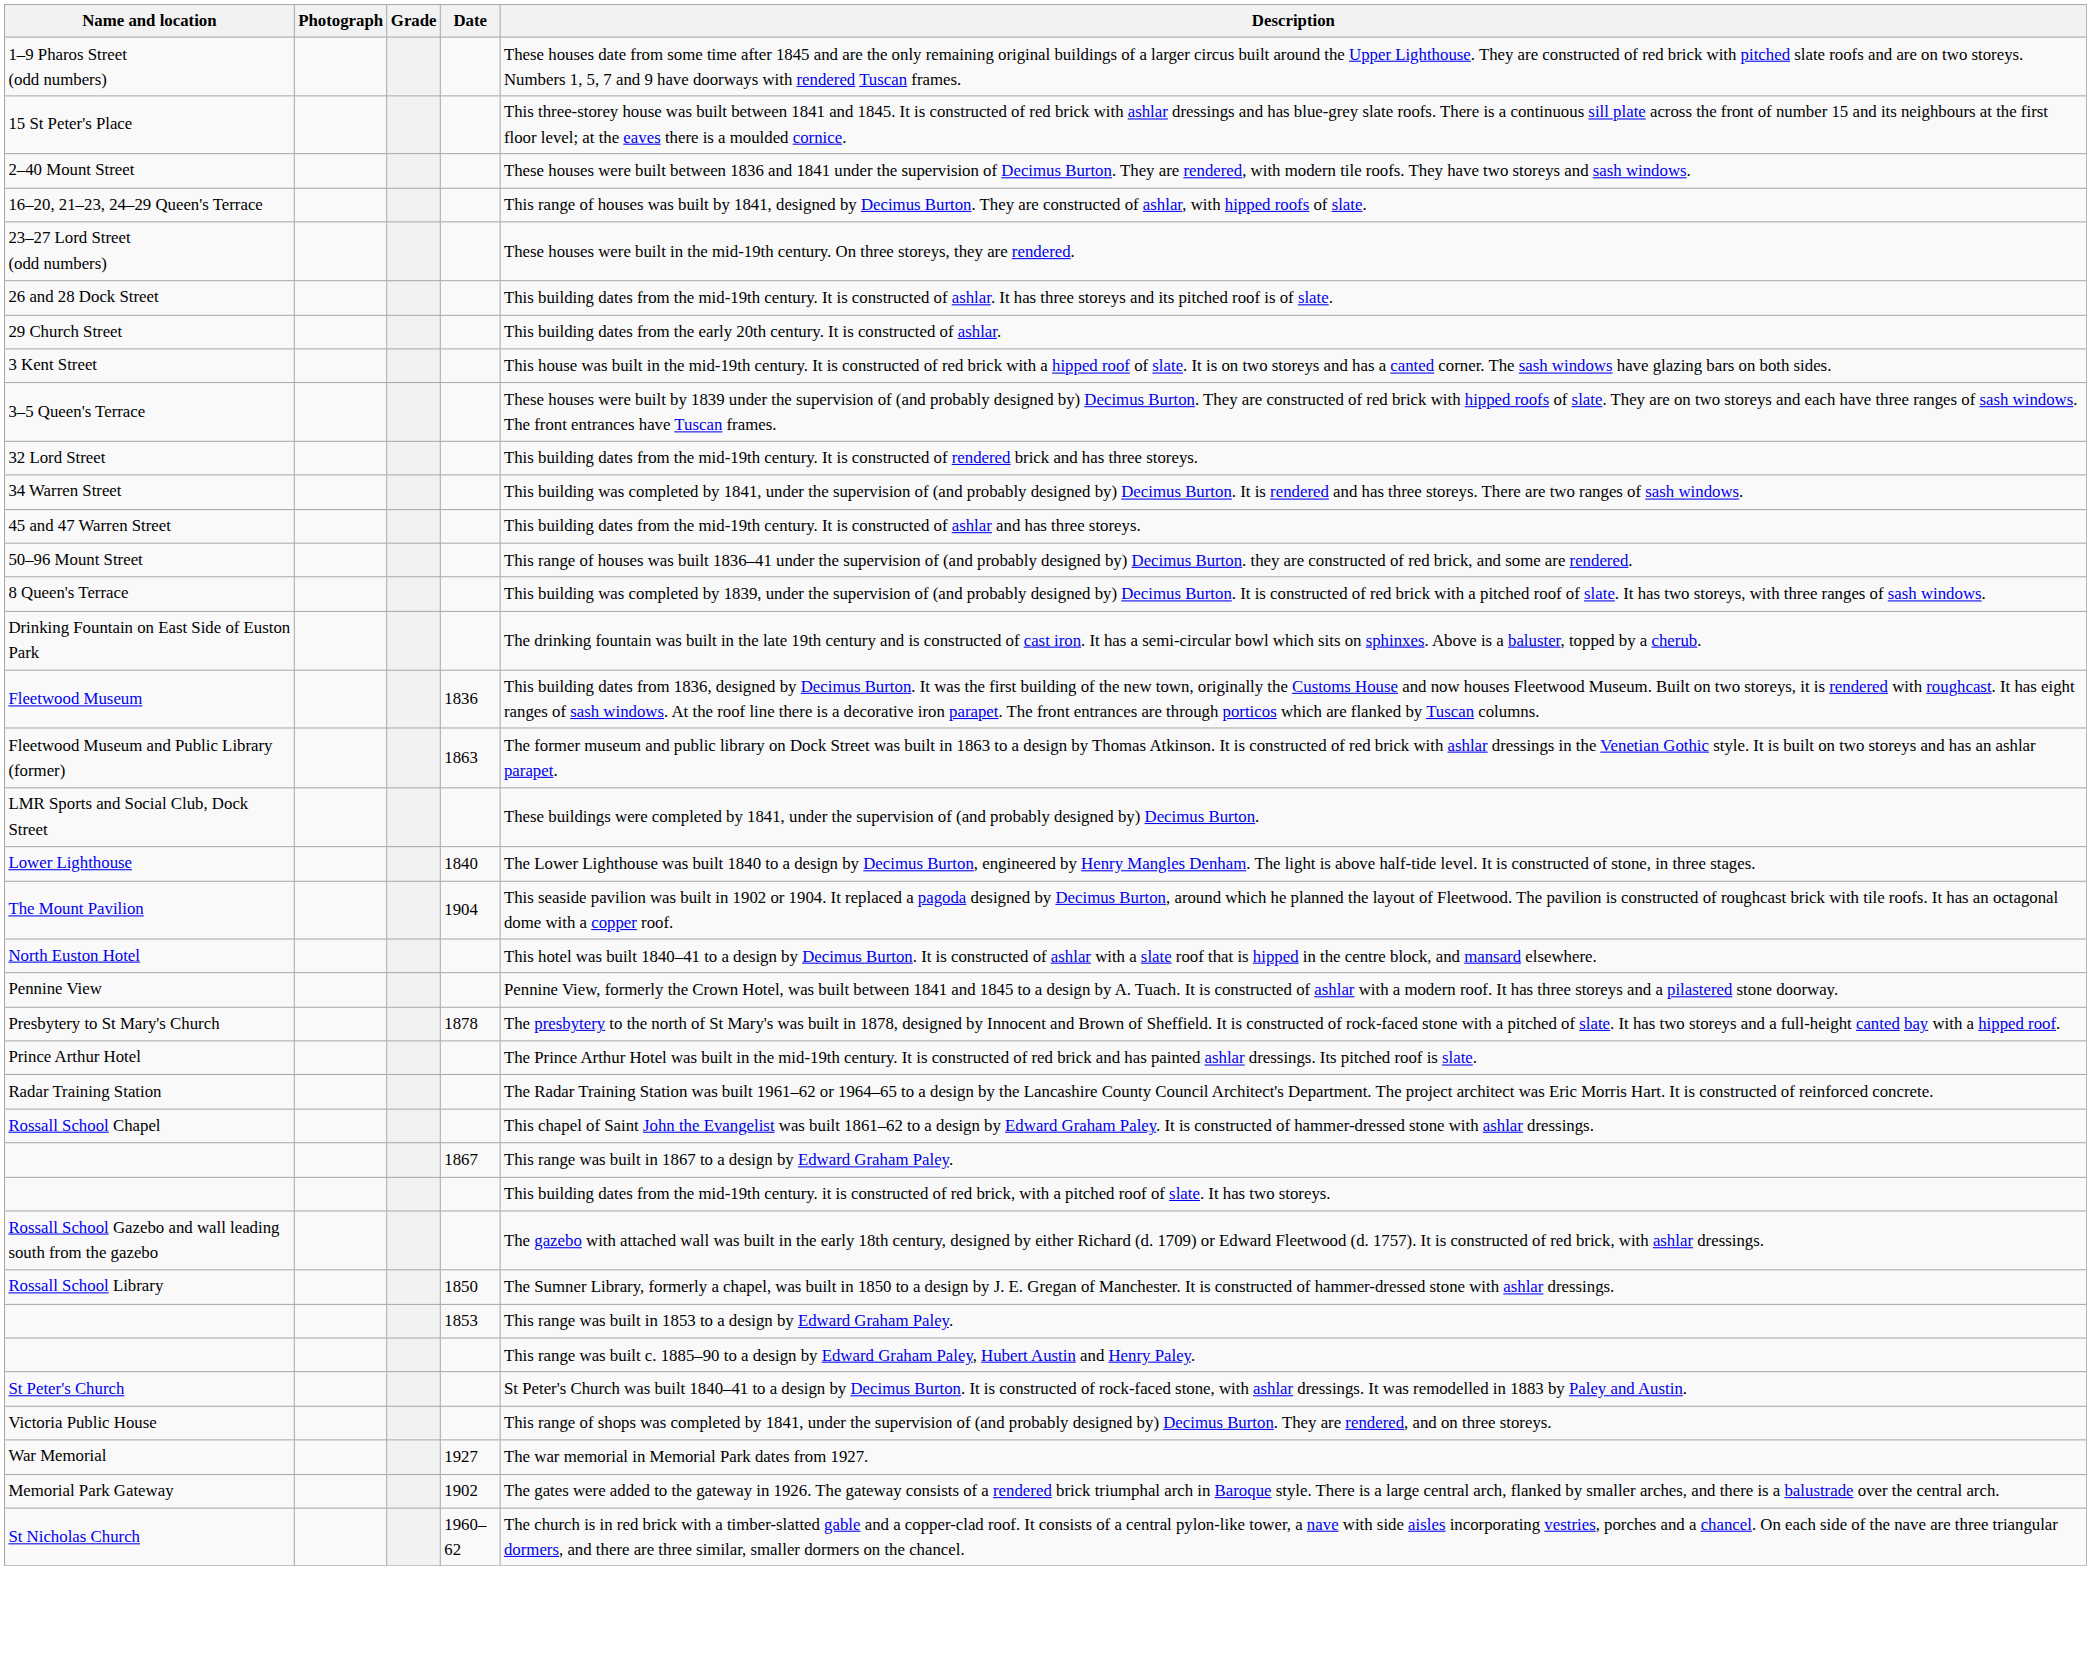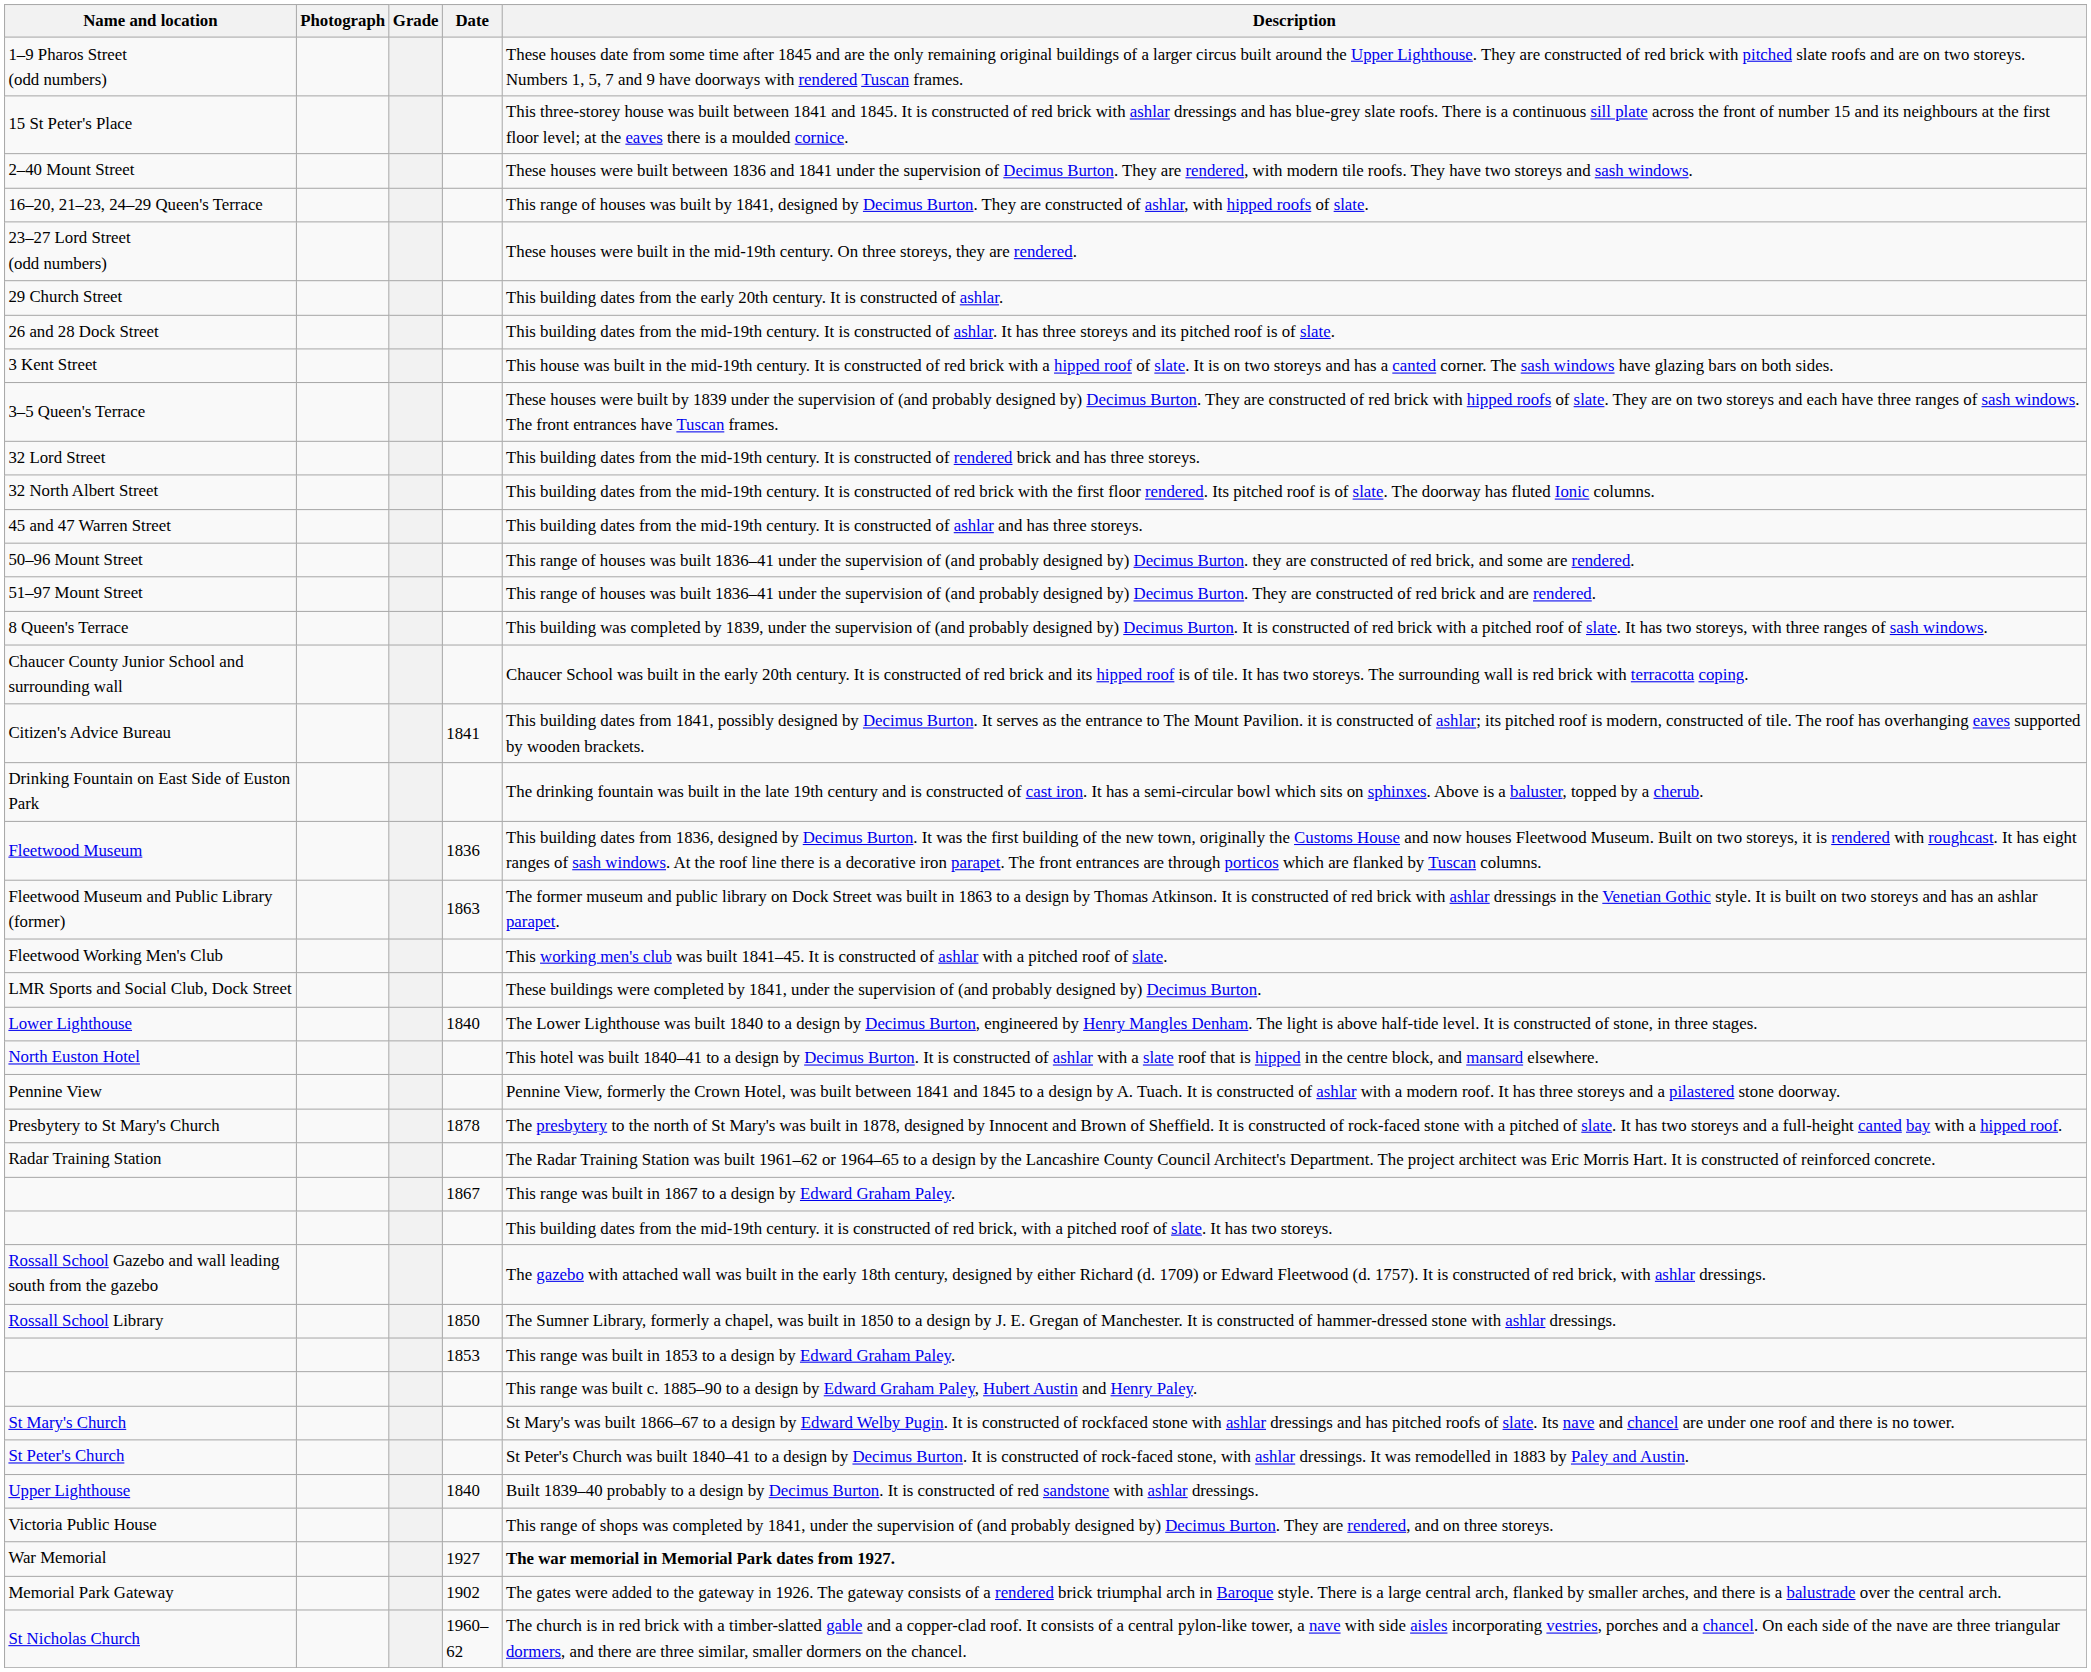rows swapped: (84, 297) <-> (65, 331)
+ row: (83, 491)
- row: (65, 491)
+ row: (76, 593)
+ row: (126, 674)
+ row: (90, 732)
+ row: (116, 955)
- row: (76, 909)
- row: (75, 1057)
- row: (84, 1125)
+ row: (67, 1422)
+ row: (69, 1490)
(686, 1456) normal -> (700, 1558) bold
